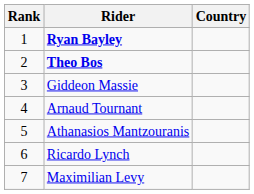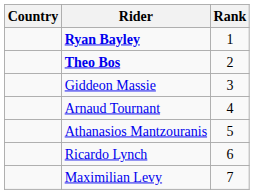columns swapped: (24, 16) <-> (221, 16)
